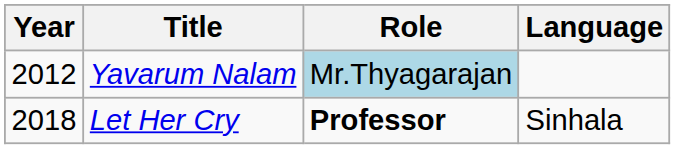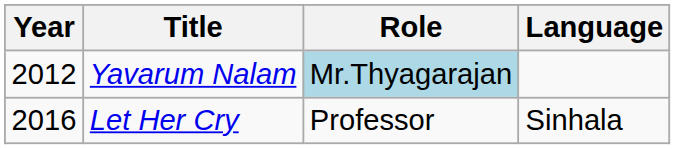(44, 119) 2018 -> (44, 119) 2016
(378, 119) bold -> (372, 119) normal
